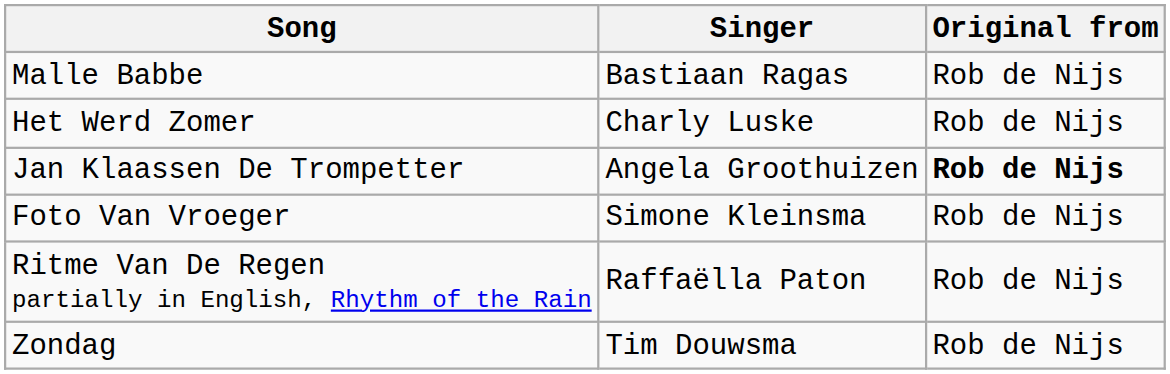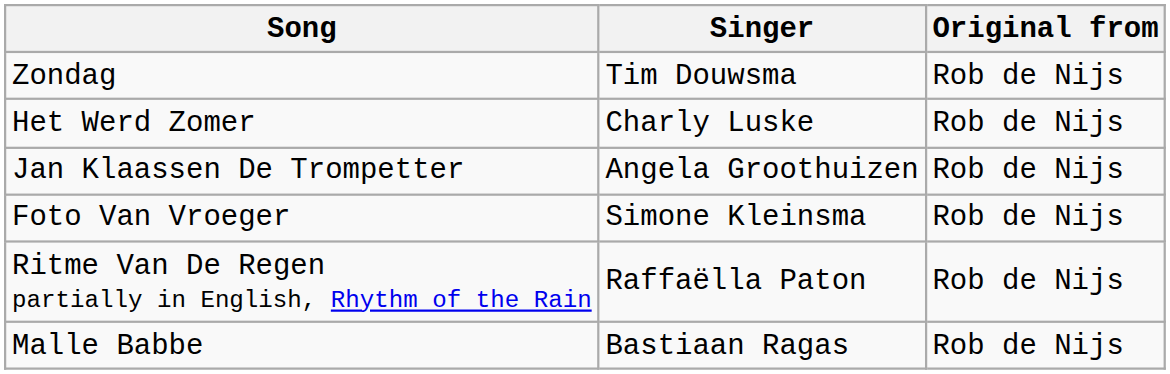rows swapped: (108, 76) <-> (64, 346)
(1028, 170) bold -> (1028, 170) normal
